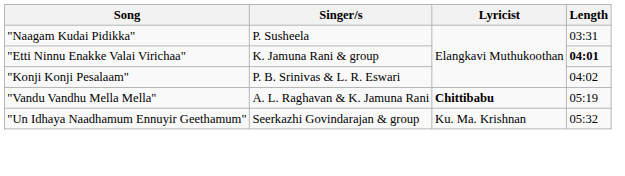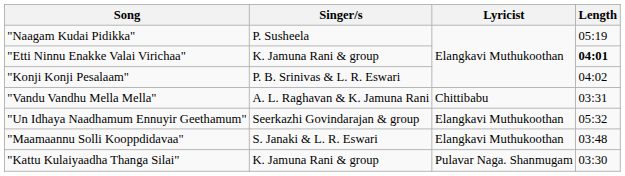(584, 35) 03:31 -> (593, 35) 05:19
(465, 98) bold -> (462, 98) normal
(584, 98) 05:19 -> (593, 98) 03:31
(481, 119) Ku. Ma. Krishnan -> (499, 119) Elangkavi Muthukoothan
+ row: (95, 139)
+ row: (93, 160)
